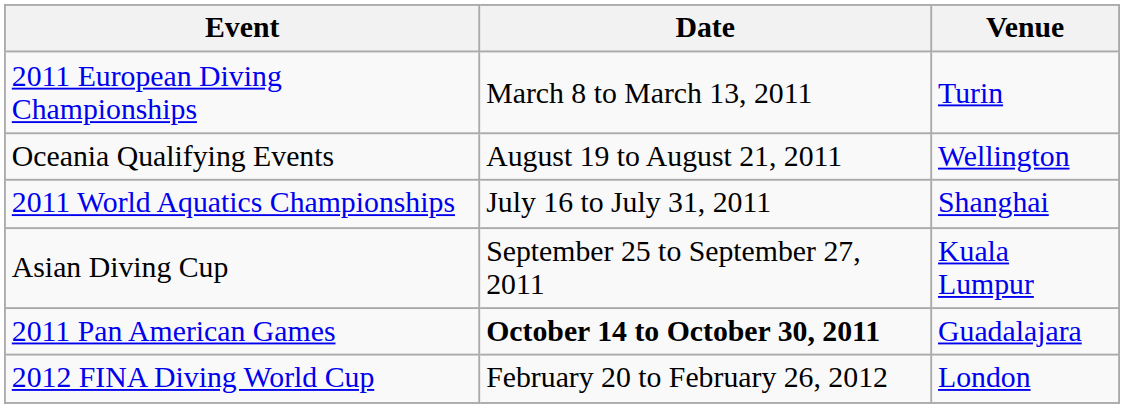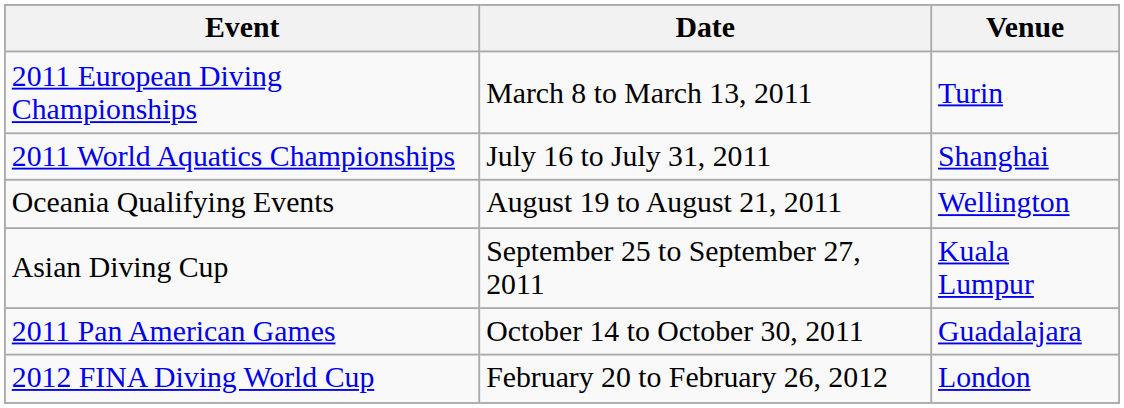rows swapped: (233, 203) <-> (173, 155)
(683, 331) bold -> (675, 331) normal
